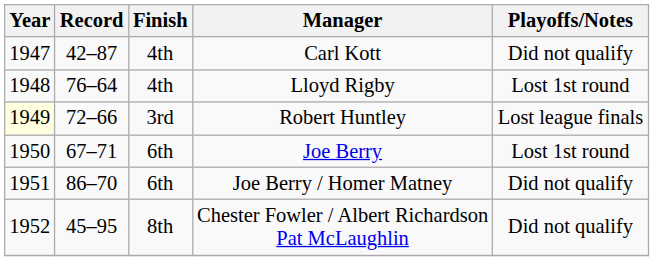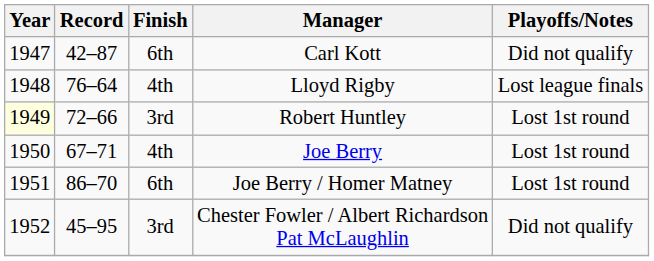(160, 53) 4th -> (160, 53) 6th
(570, 85) Lost 1st round -> (570, 85) Lost league finals
(570, 118) Lost league finals -> (570, 118) Lost 1st round
(160, 150) 6th -> (160, 150) 4th
(570, 183) Did not qualify -> (570, 183) Lost 1st round
(160, 227) 8th -> (160, 227) 3rd
